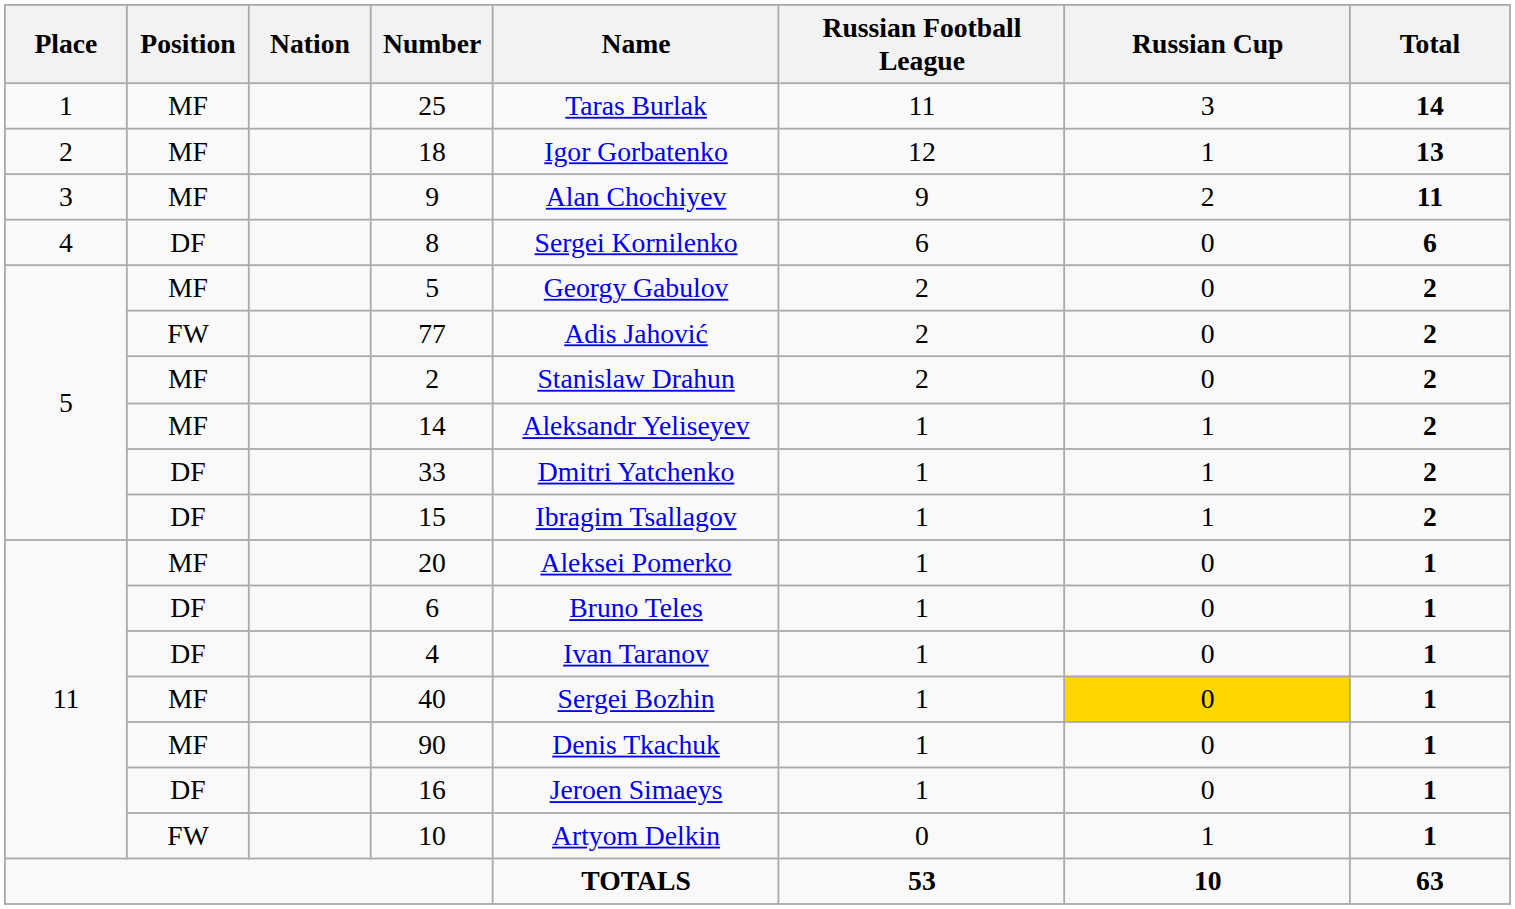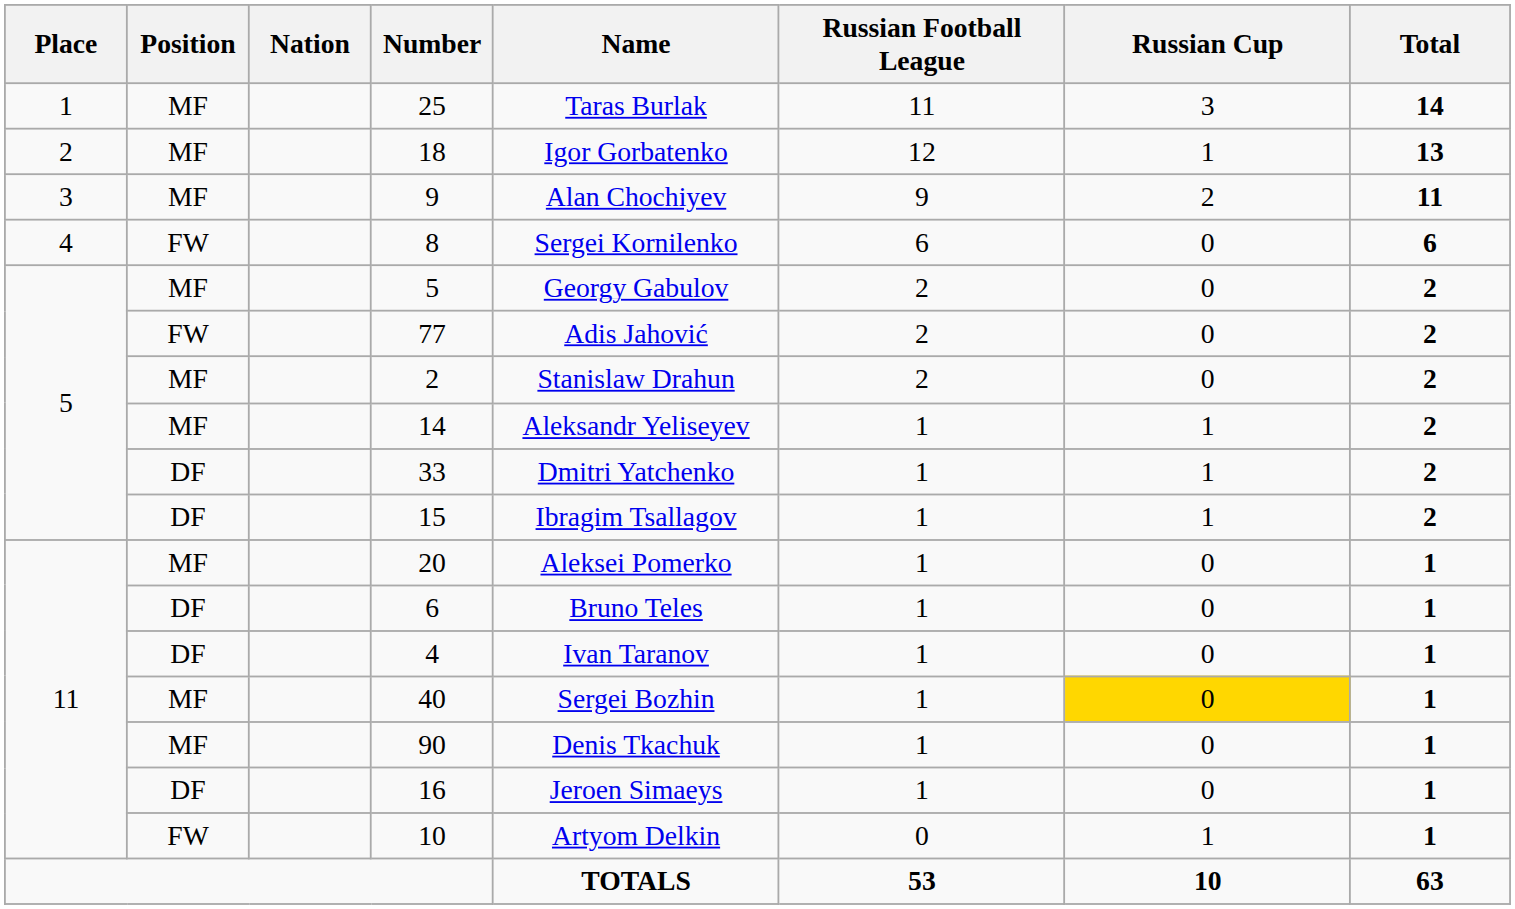(188, 242) DF -> (188, 242) FW
